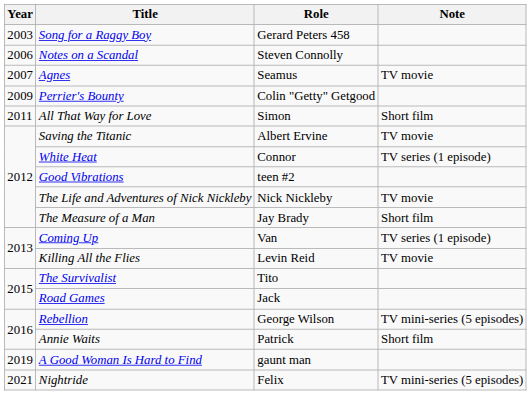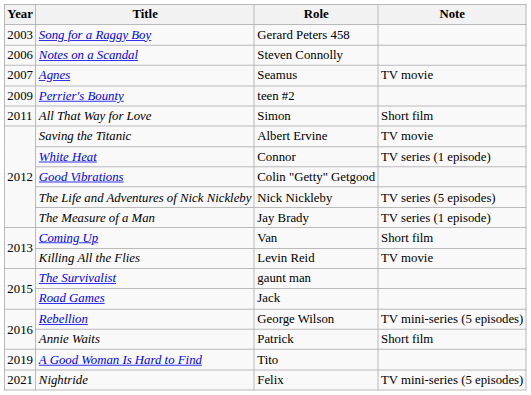(316, 95) Colin "Getty" Getgood -> (276, 95) teen #2
(276, 177) teen #2 -> (316, 177) Colin "Getty" Getgood
(407, 197) TV movie -> (438, 197) TV series (5 episodes)
(407, 217) Short film -> (436, 217) TV series (1 episode)
(436, 237) TV series (1 episode) -> (407, 237) Short film
(268, 278) Tito -> (284, 278) gaunt man
(284, 359) gaunt man -> (268, 359) Tito
